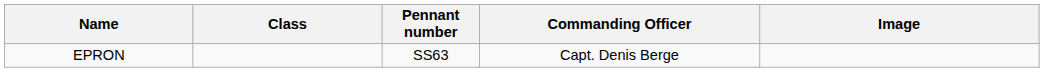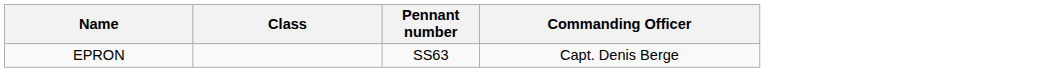- column: (899, 24)
